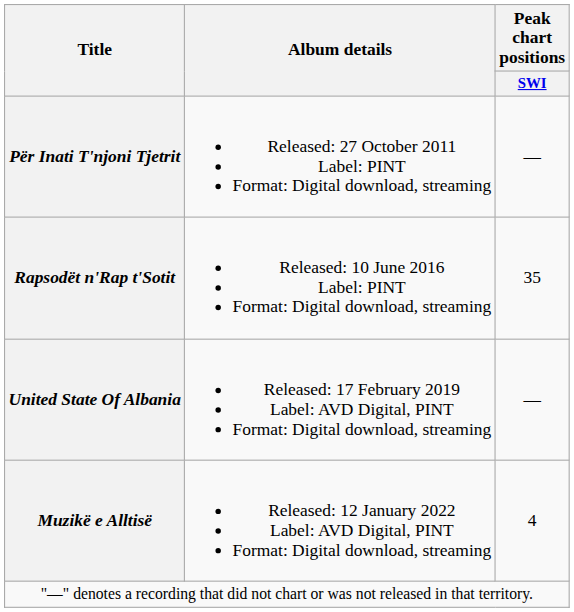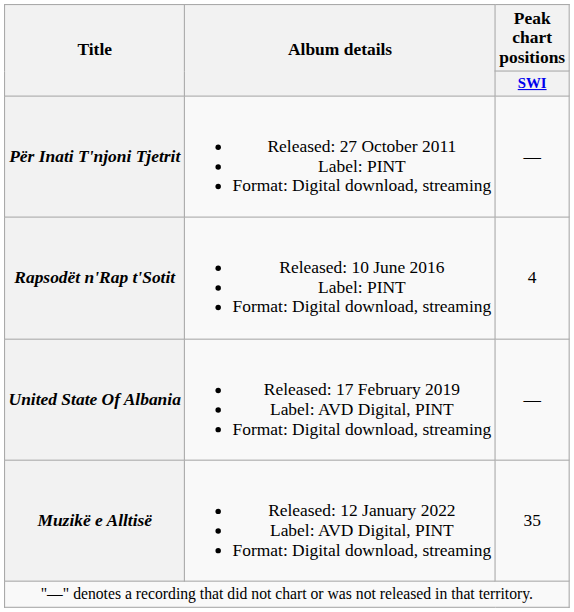(532, 277) 35 -> (532, 277) 4
(532, 520) 4 -> (532, 520) 35
